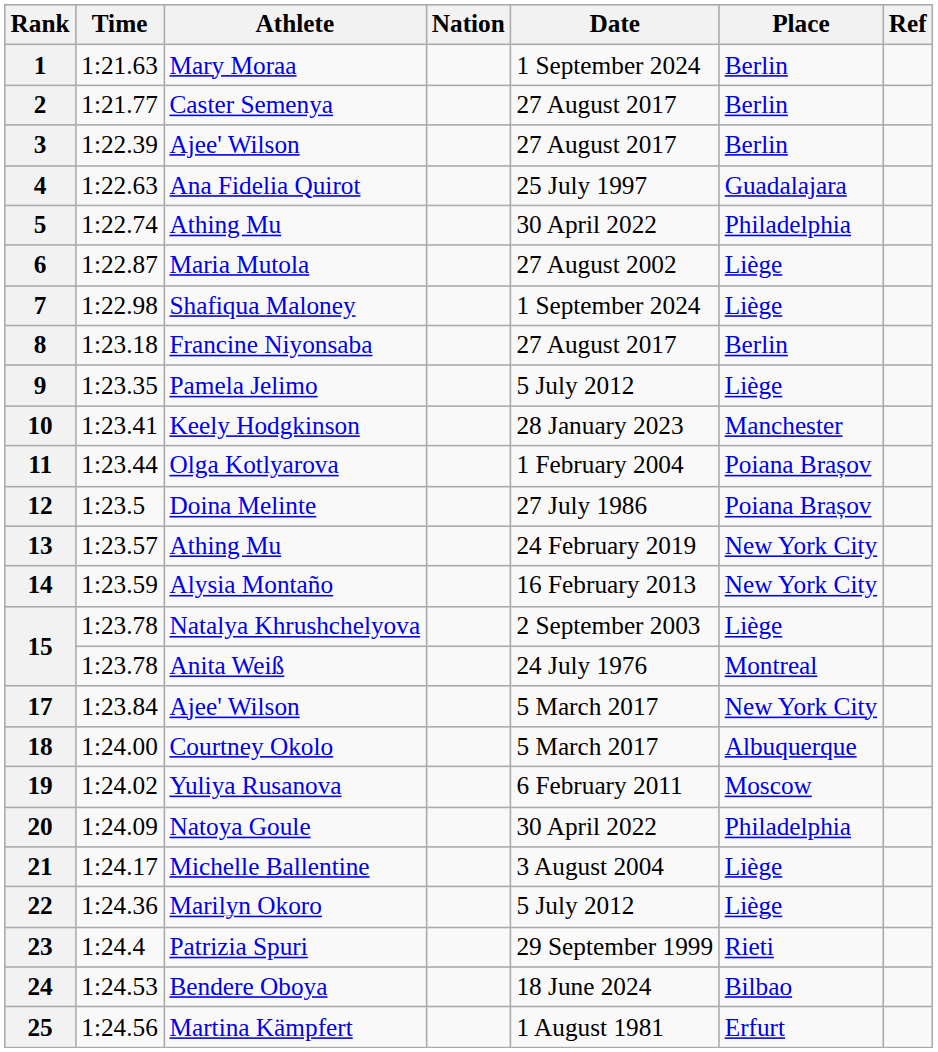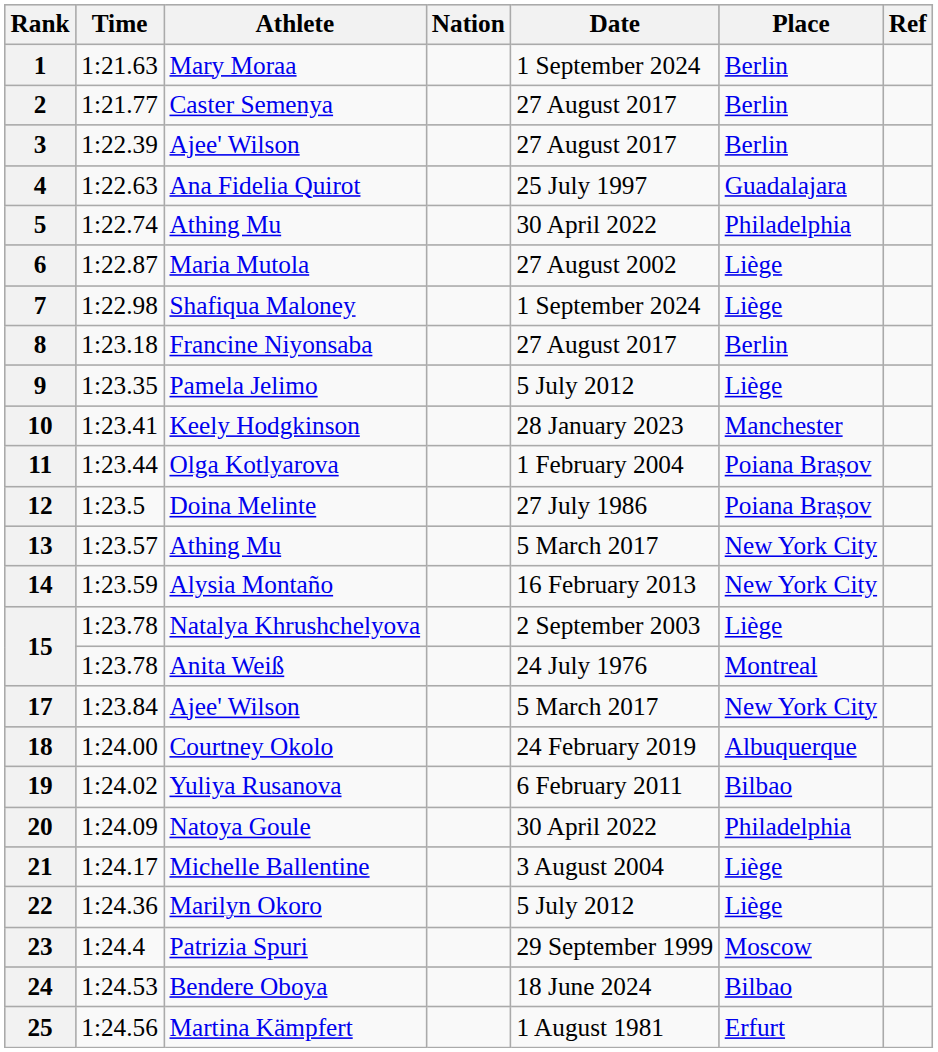(606, 545) 24 February 2019 -> (587, 545) 5 March 2017
(587, 746) 5 March 2017 -> (606, 746) 24 February 2019
(768, 786) Moscow -> (758, 786) Bilbao
(749, 946) Rieti -> (768, 946) Moscow
